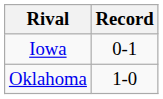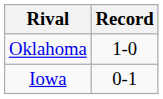rows swapped: (48, 78) <-> (48, 49)
